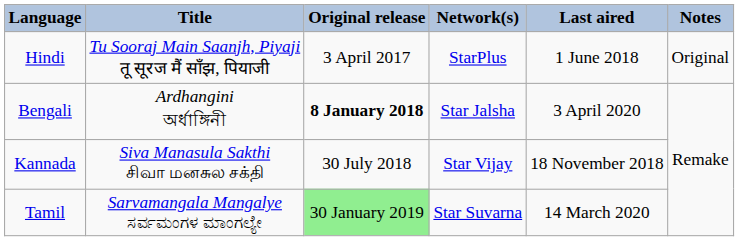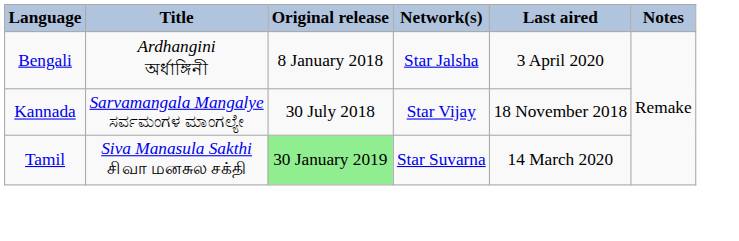- row: (45, 57)
(367, 111) bold -> (330, 60) normal
(195, 163) Siva Manasula Sakthi சிவா மனசுல சக்தி -> (177, 111) Sarvamangala Mangalye ಸರ್ವಮಂಗಳ ಮಾಂಗಲ್ಯೇ
(195, 212) Sarvamangala Mangalye ಸರ್ವಮಂಗಳ ಮಾಂಗಲ್ಯೇ -> (177, 158) Siva Manasula Sakthi சிவா மனசுல சக்தி
